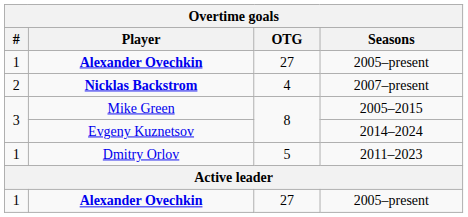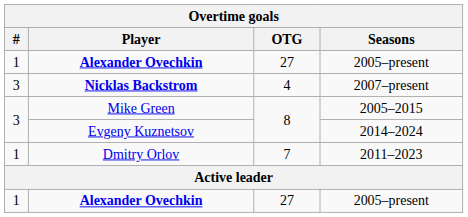(16, 85) 2 -> (16, 85) 3
(287, 154) 5 -> (287, 154) 7
